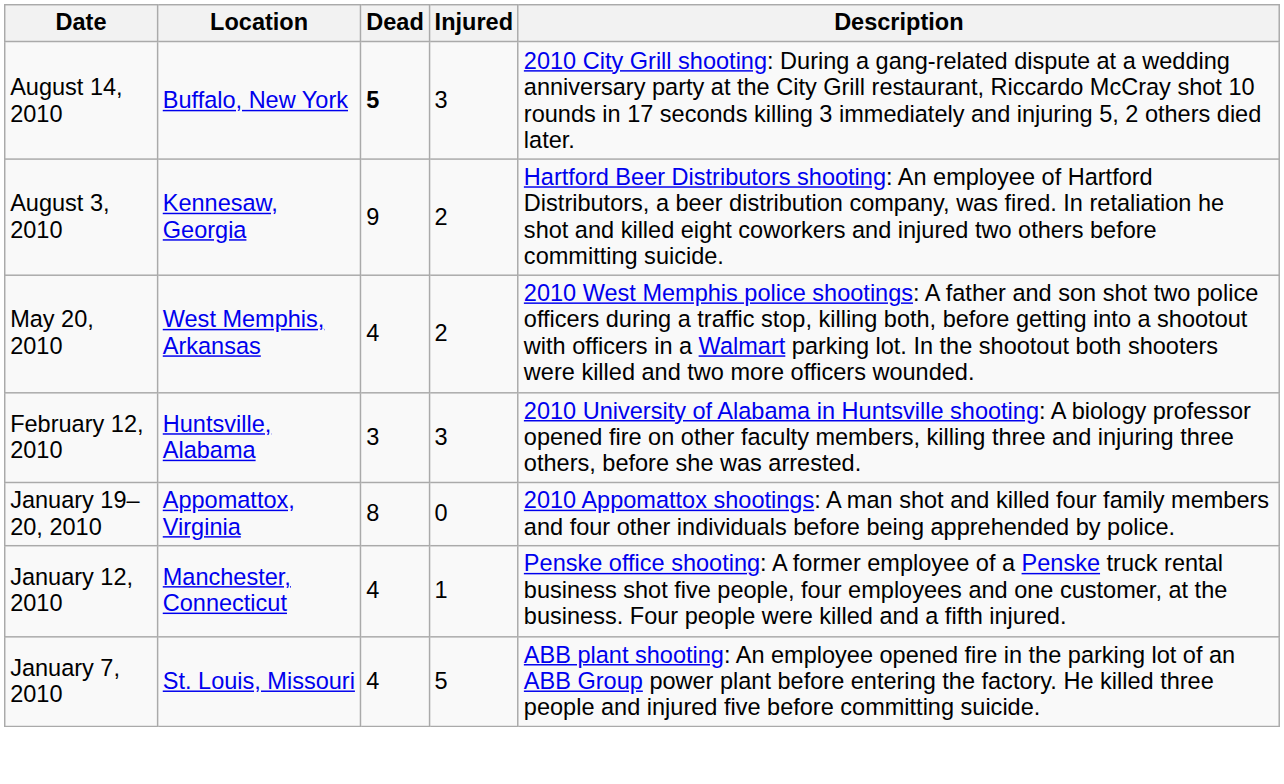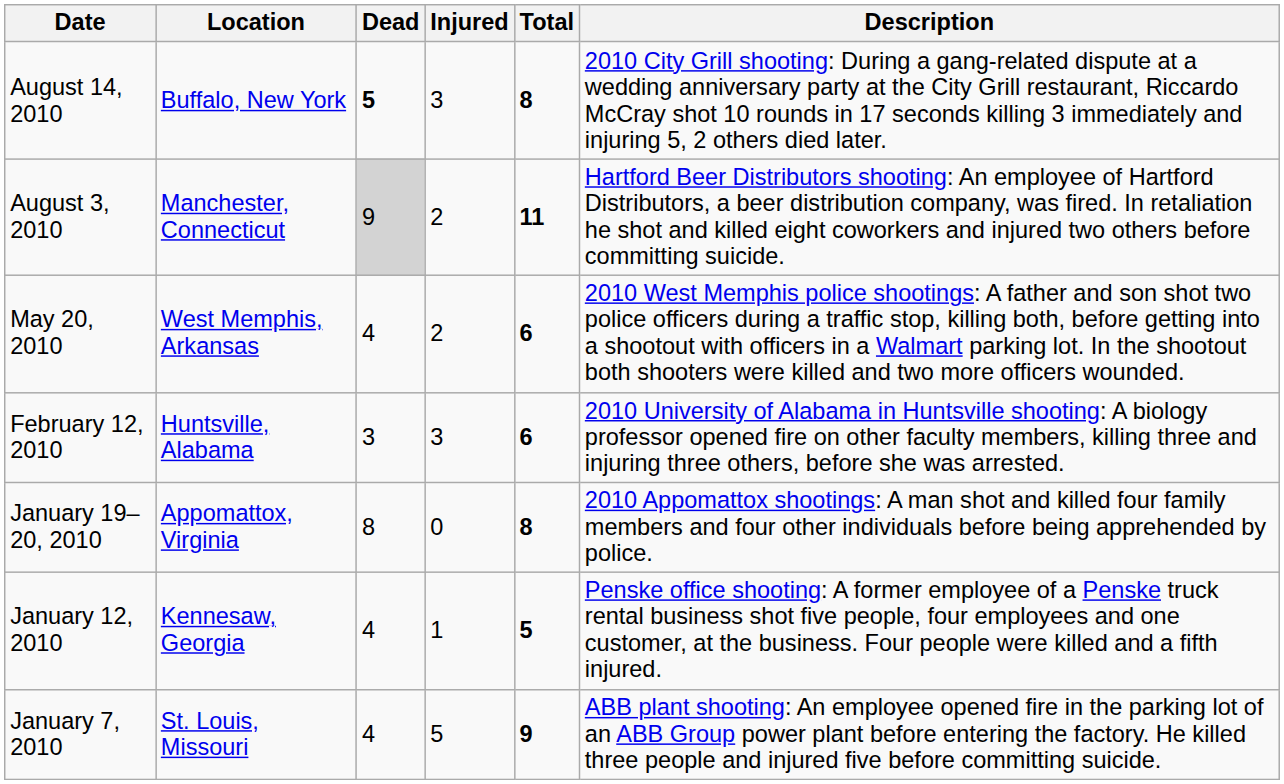+ column: (547, 23)
(220, 216) Kennesaw, Georgia -> (225, 216) Manchester, Connecticut
(373, 216) no background -> (368, 216) lightgrey background
(227, 590) Manchester, Connecticut -> (218, 630) Kennesaw, Georgia
